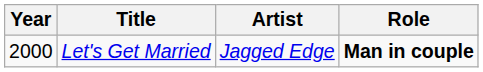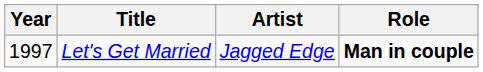(31, 50) 2000 -> (31, 50) 1997
